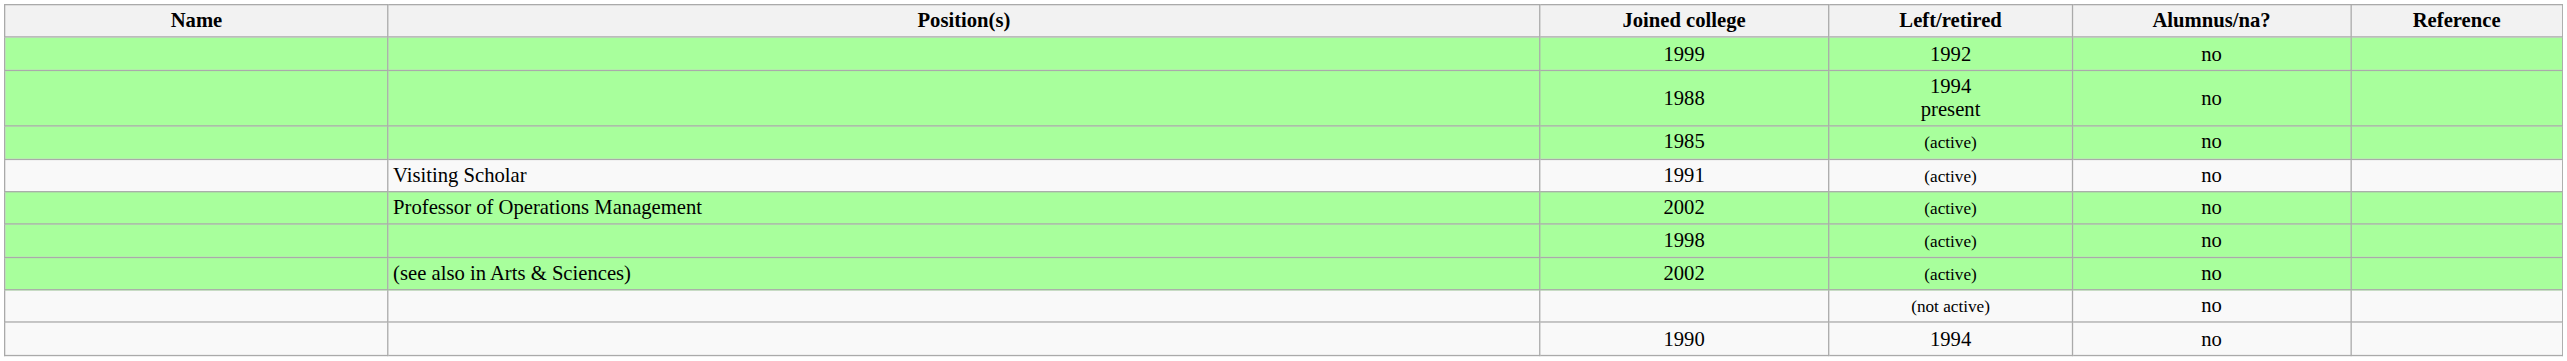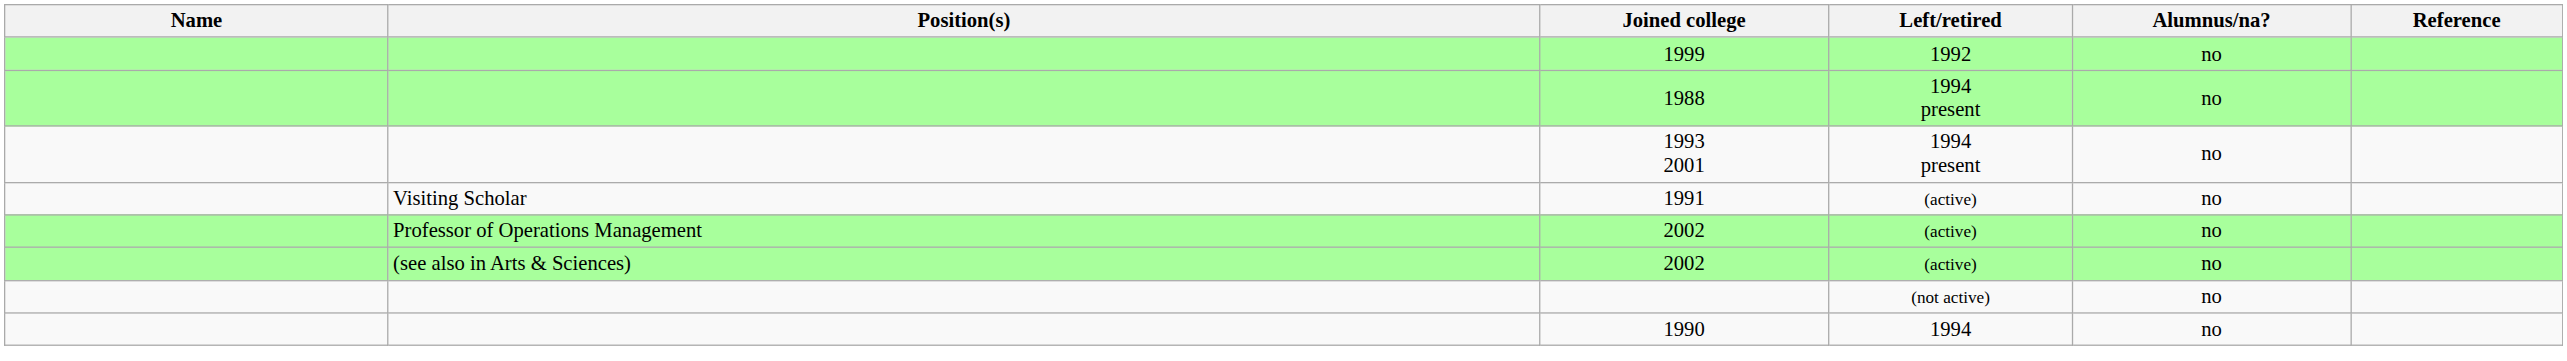+ row: (964, 154)
- row: (964, 142)
- row: (964, 241)
